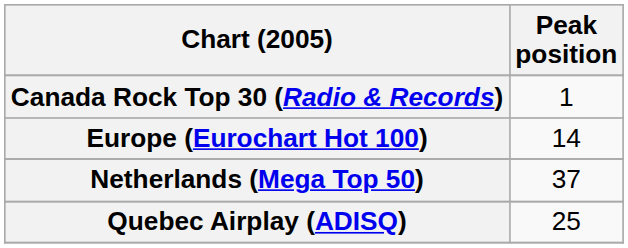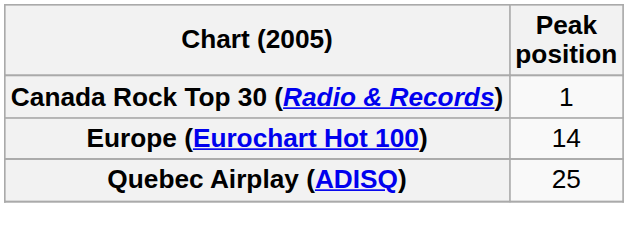- row: (257, 179)
